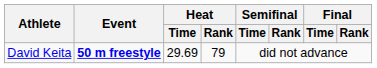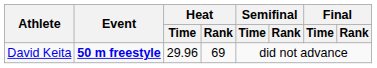(182, 53) 29.69 -> (182, 53) 29.96
(218, 53) 79 -> (218, 53) 69
